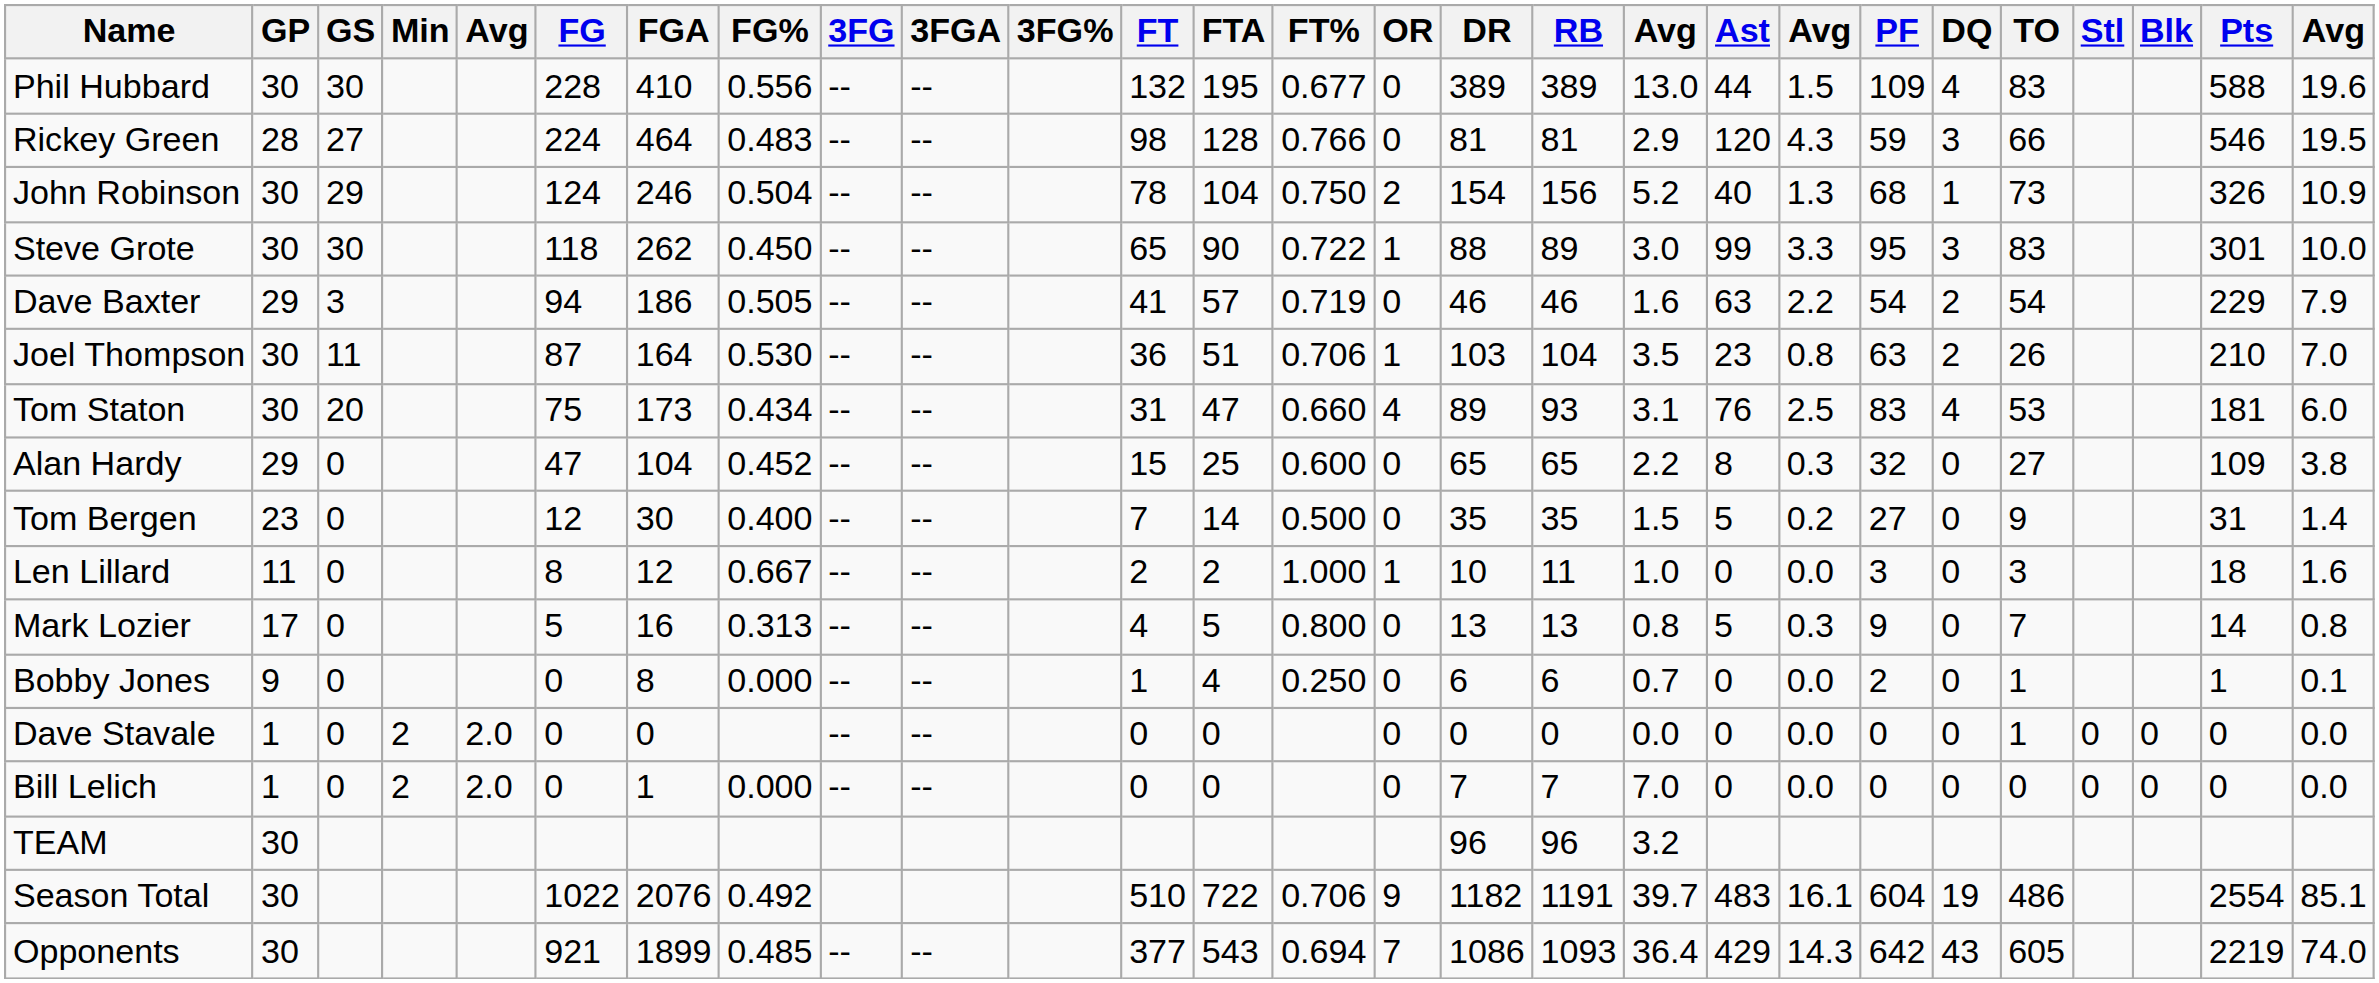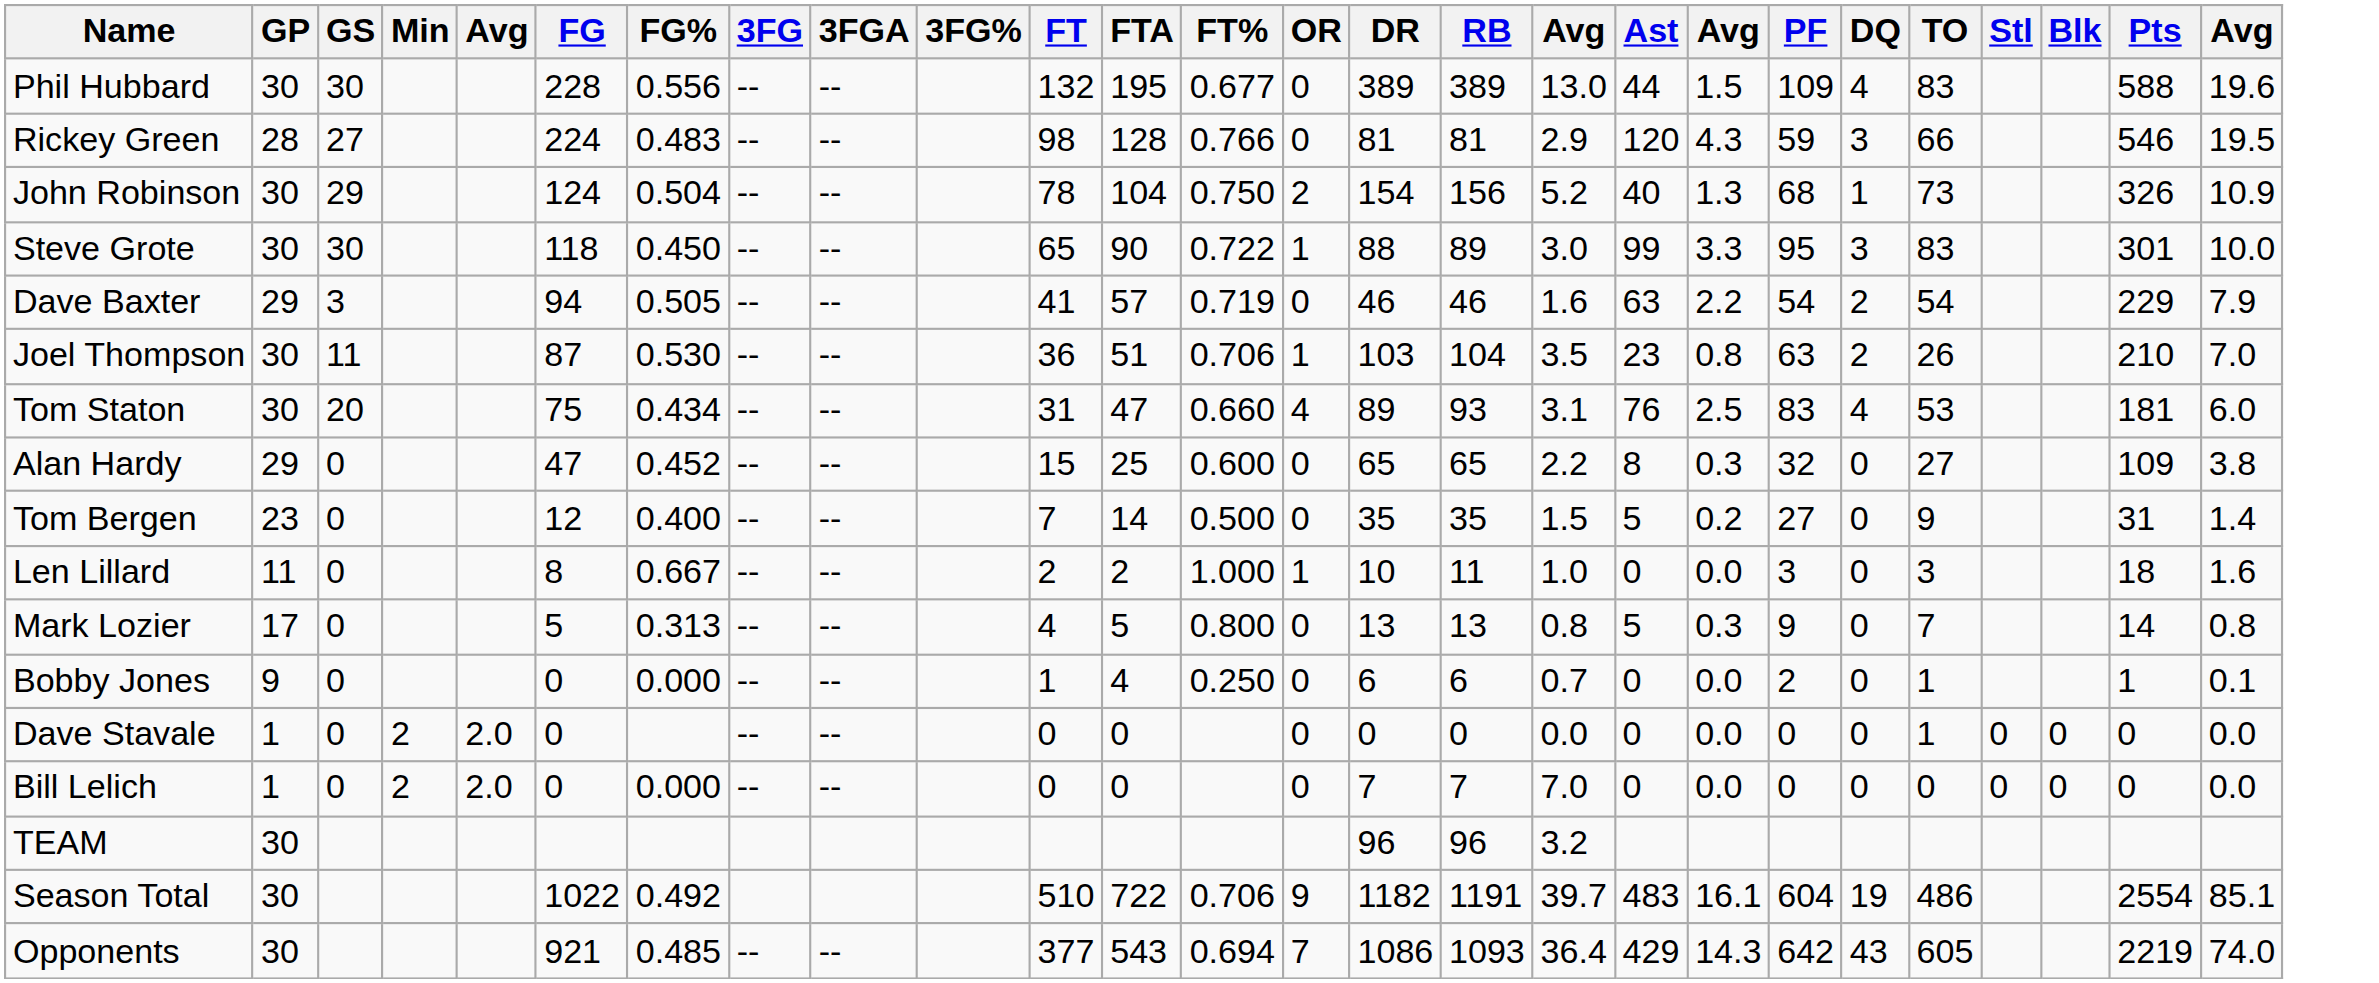- column: (674, 31)
